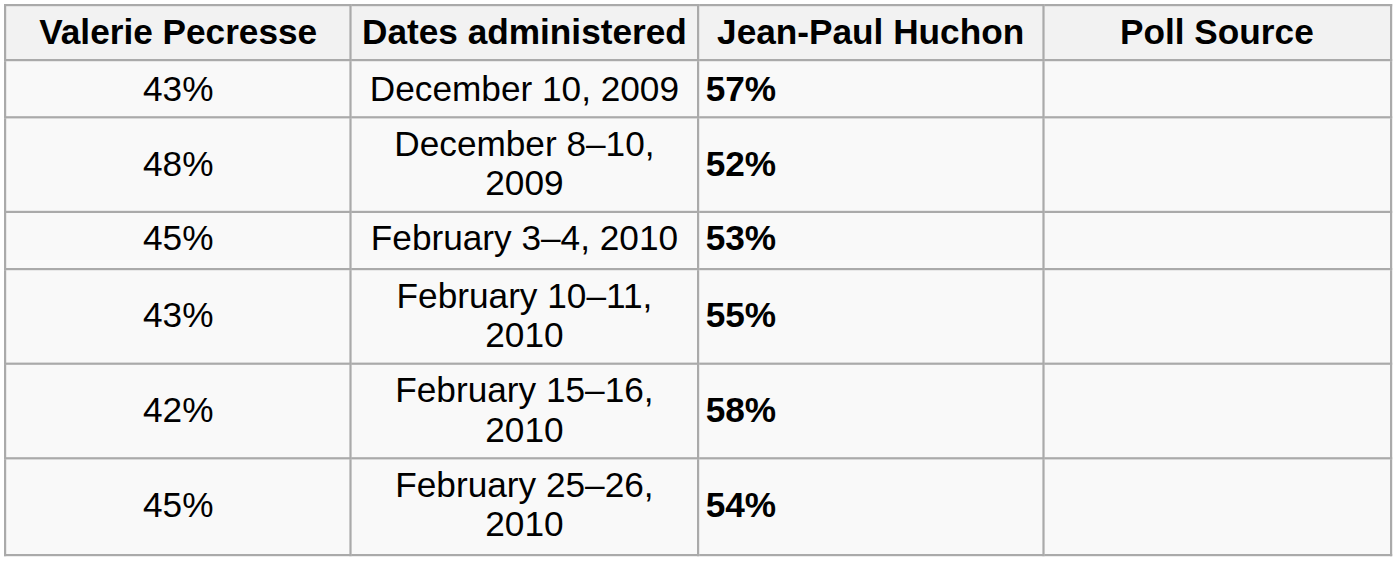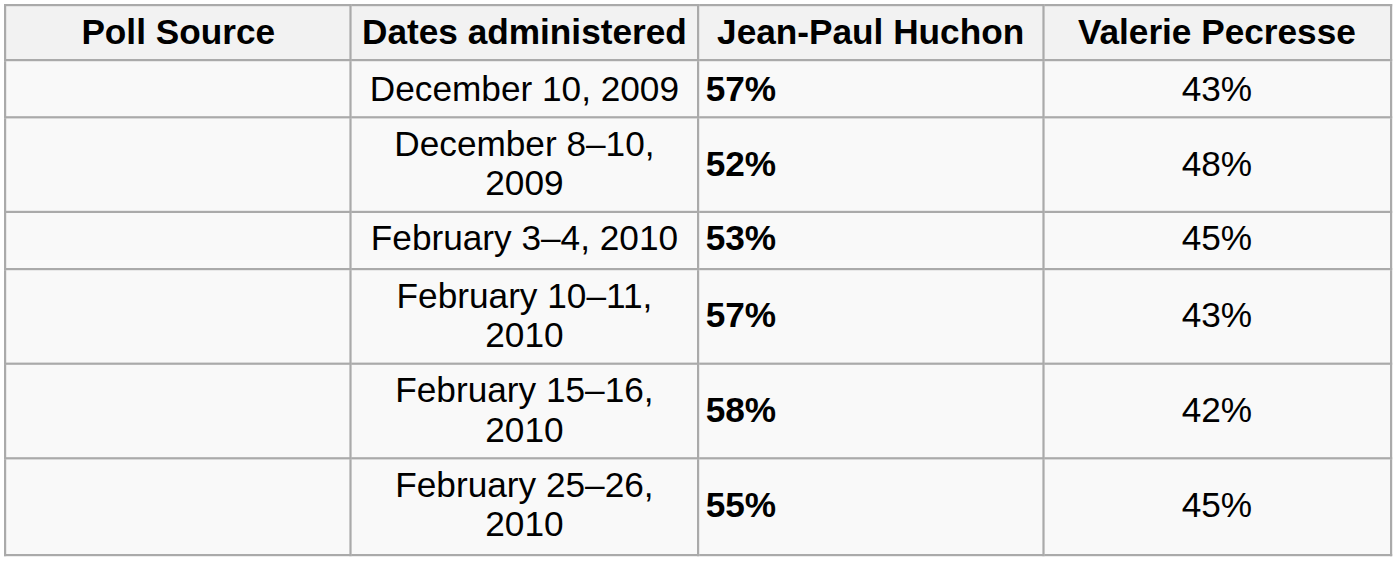columns swapped: (1217, 32) <-> (178, 32)
(741, 315) 55% -> (741, 315) 57%
(741, 505) 54% -> (741, 505) 55%
